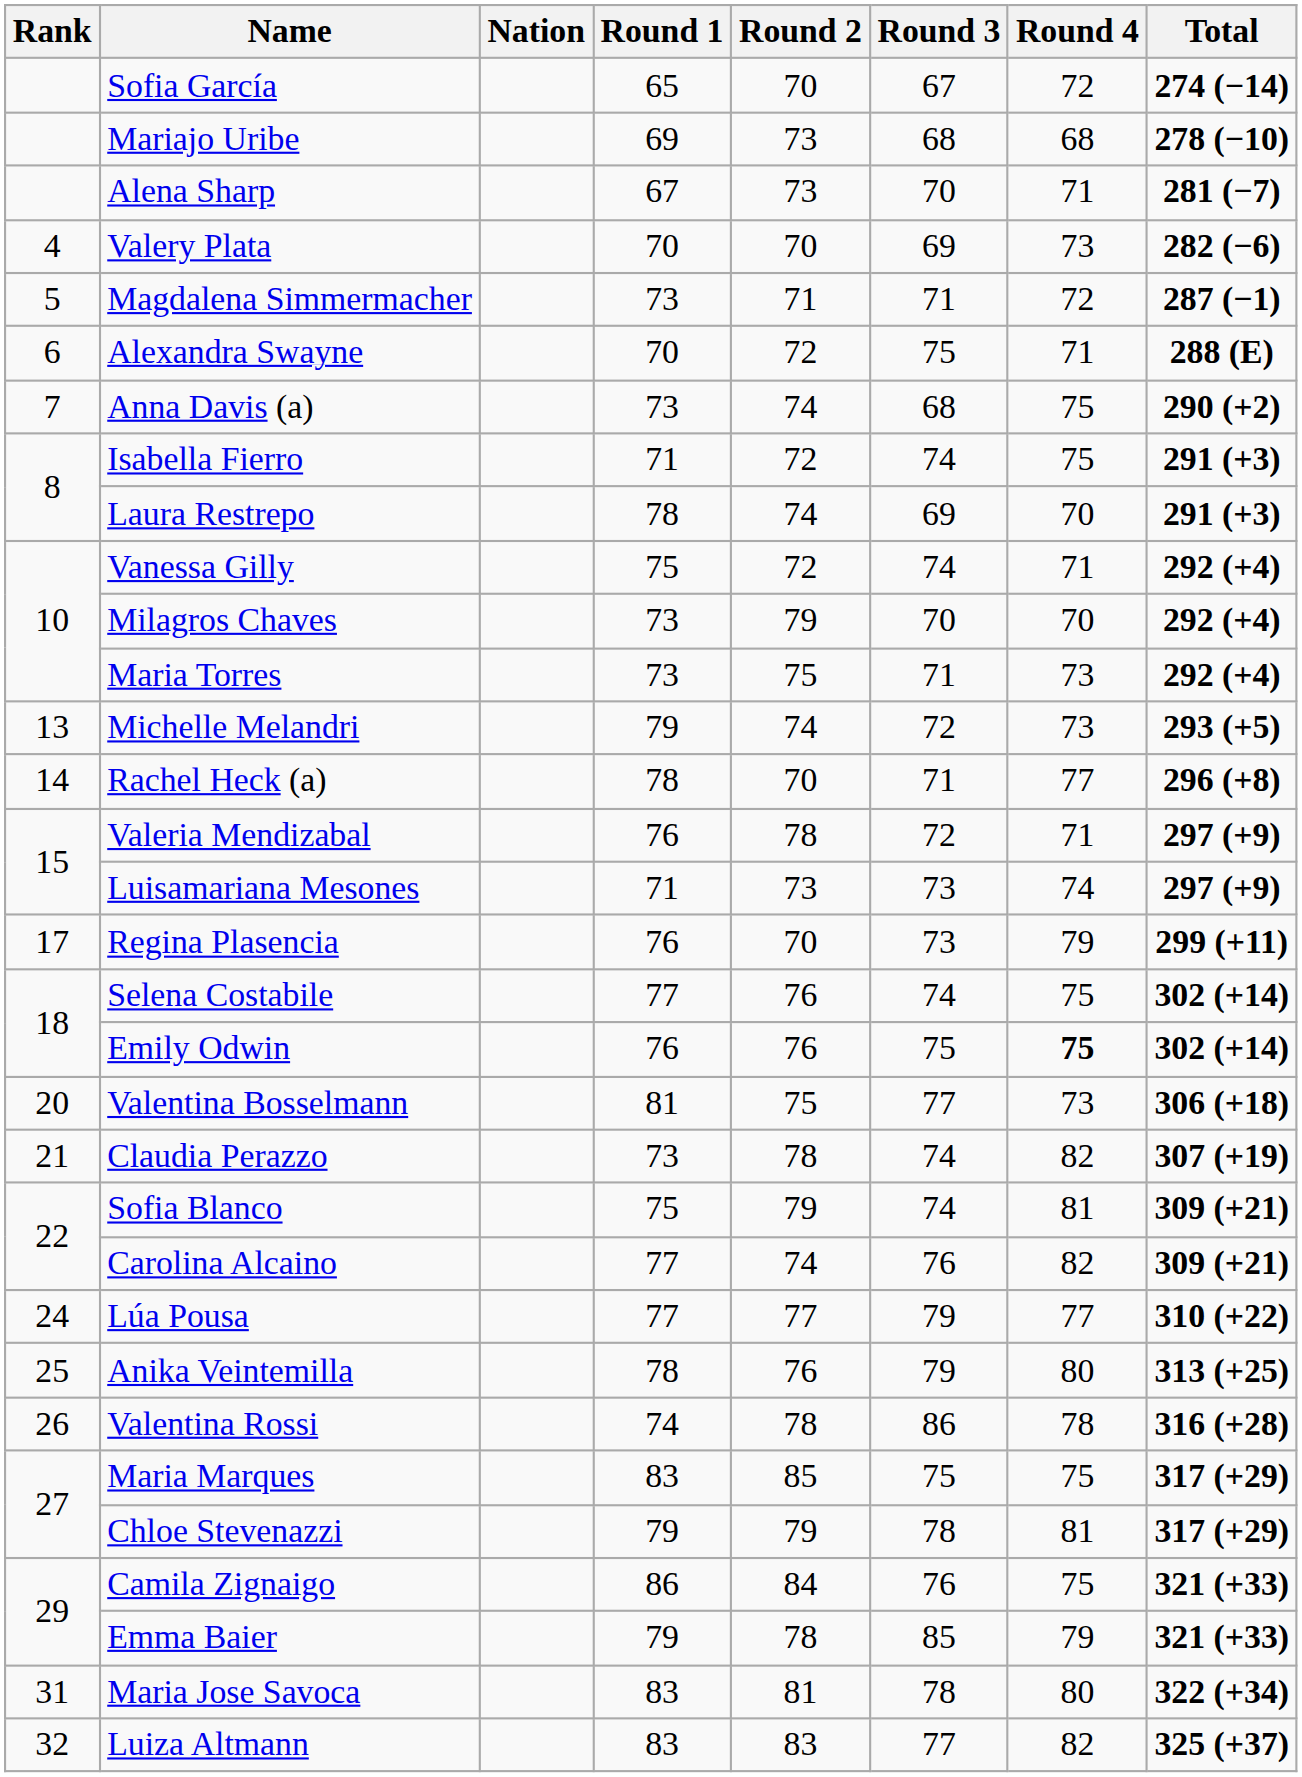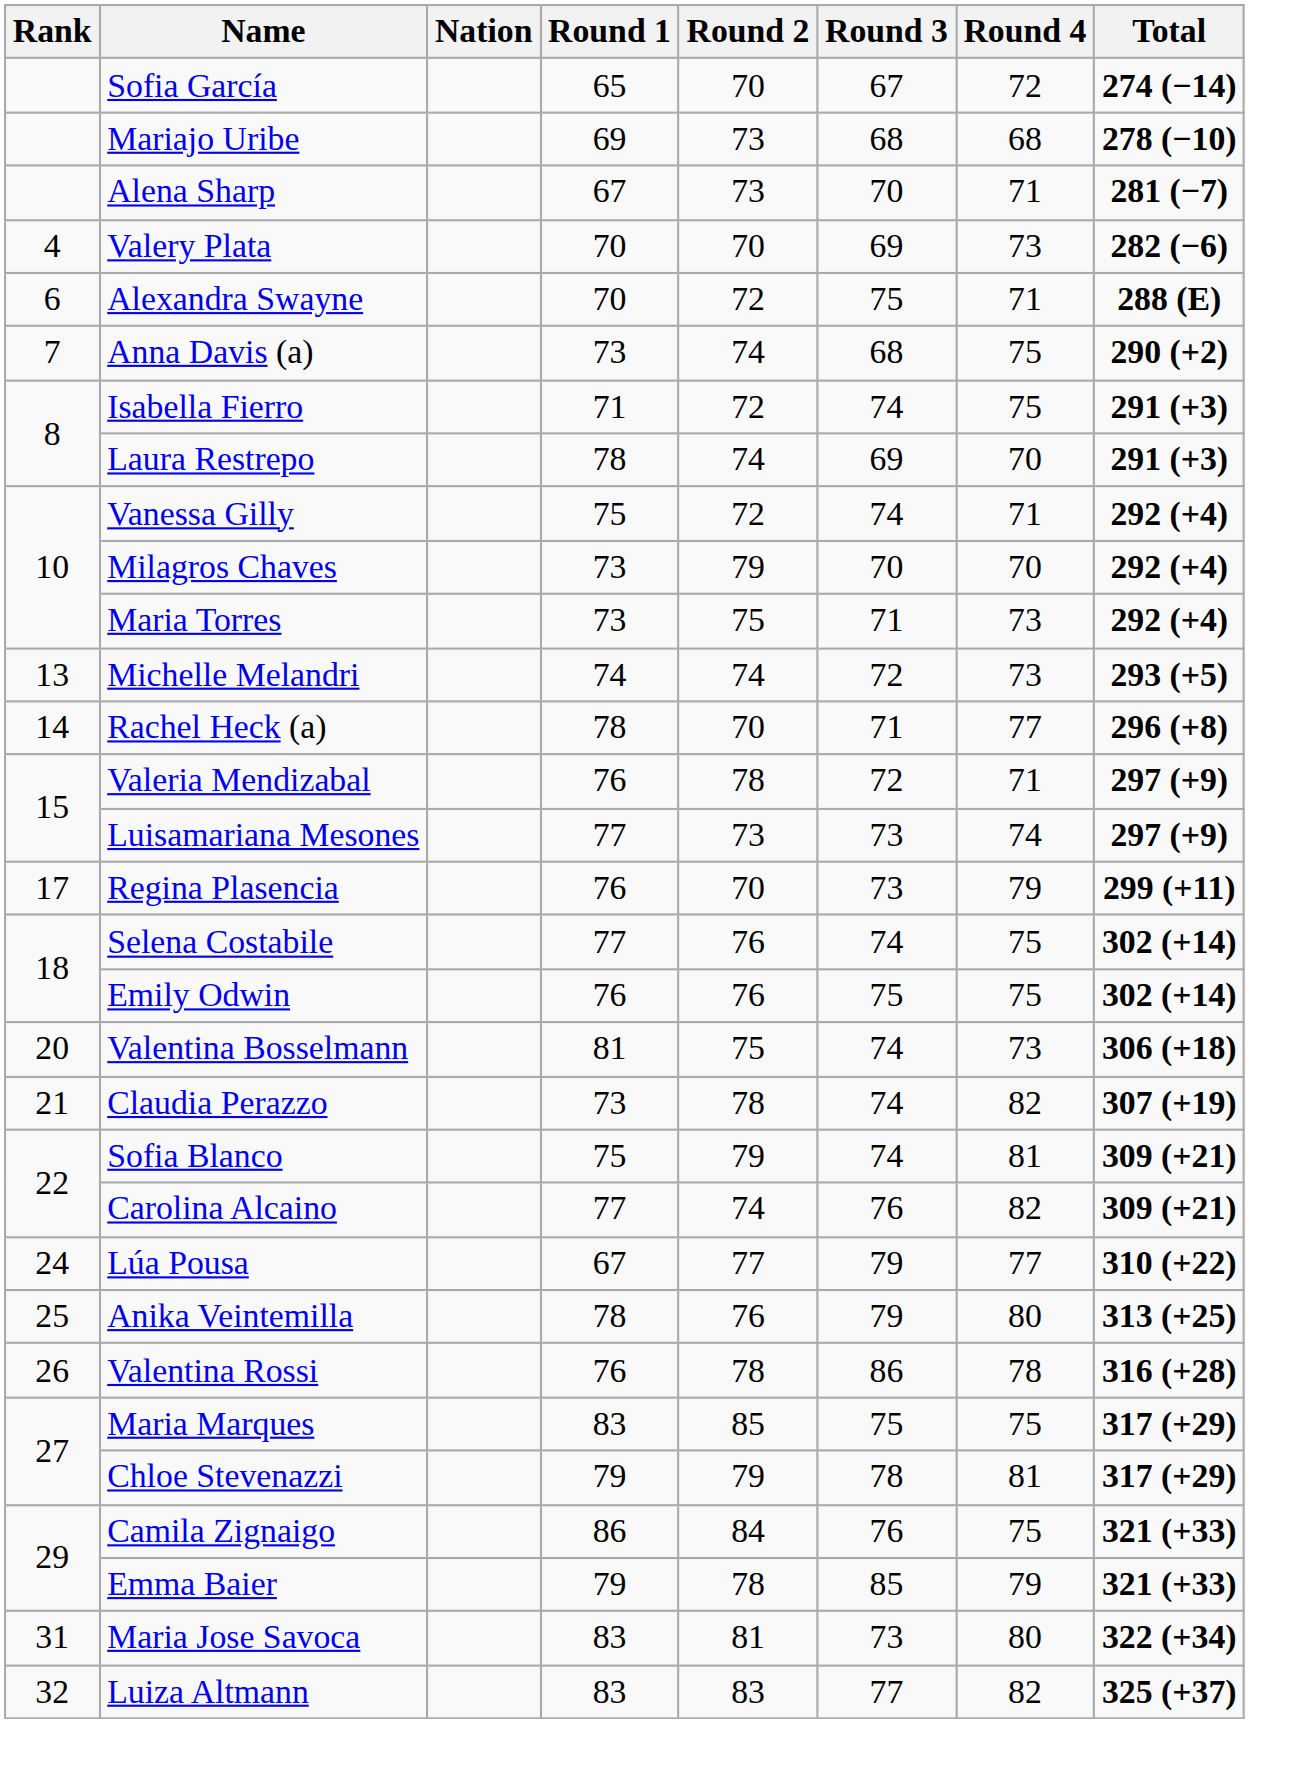- row: (290, 298)
(662, 727) 79 -> (610, 673) 74
(662, 887) 71 -> (610, 834) 77
(1077, 1048) bold -> (1025, 995) normal
(939, 1102) 77 -> (886, 1048) 74
(662, 1316) 77 -> (610, 1262) 67
(662, 1423) 74 -> (610, 1369) 76
(939, 1691) 78 -> (886, 1637) 73
